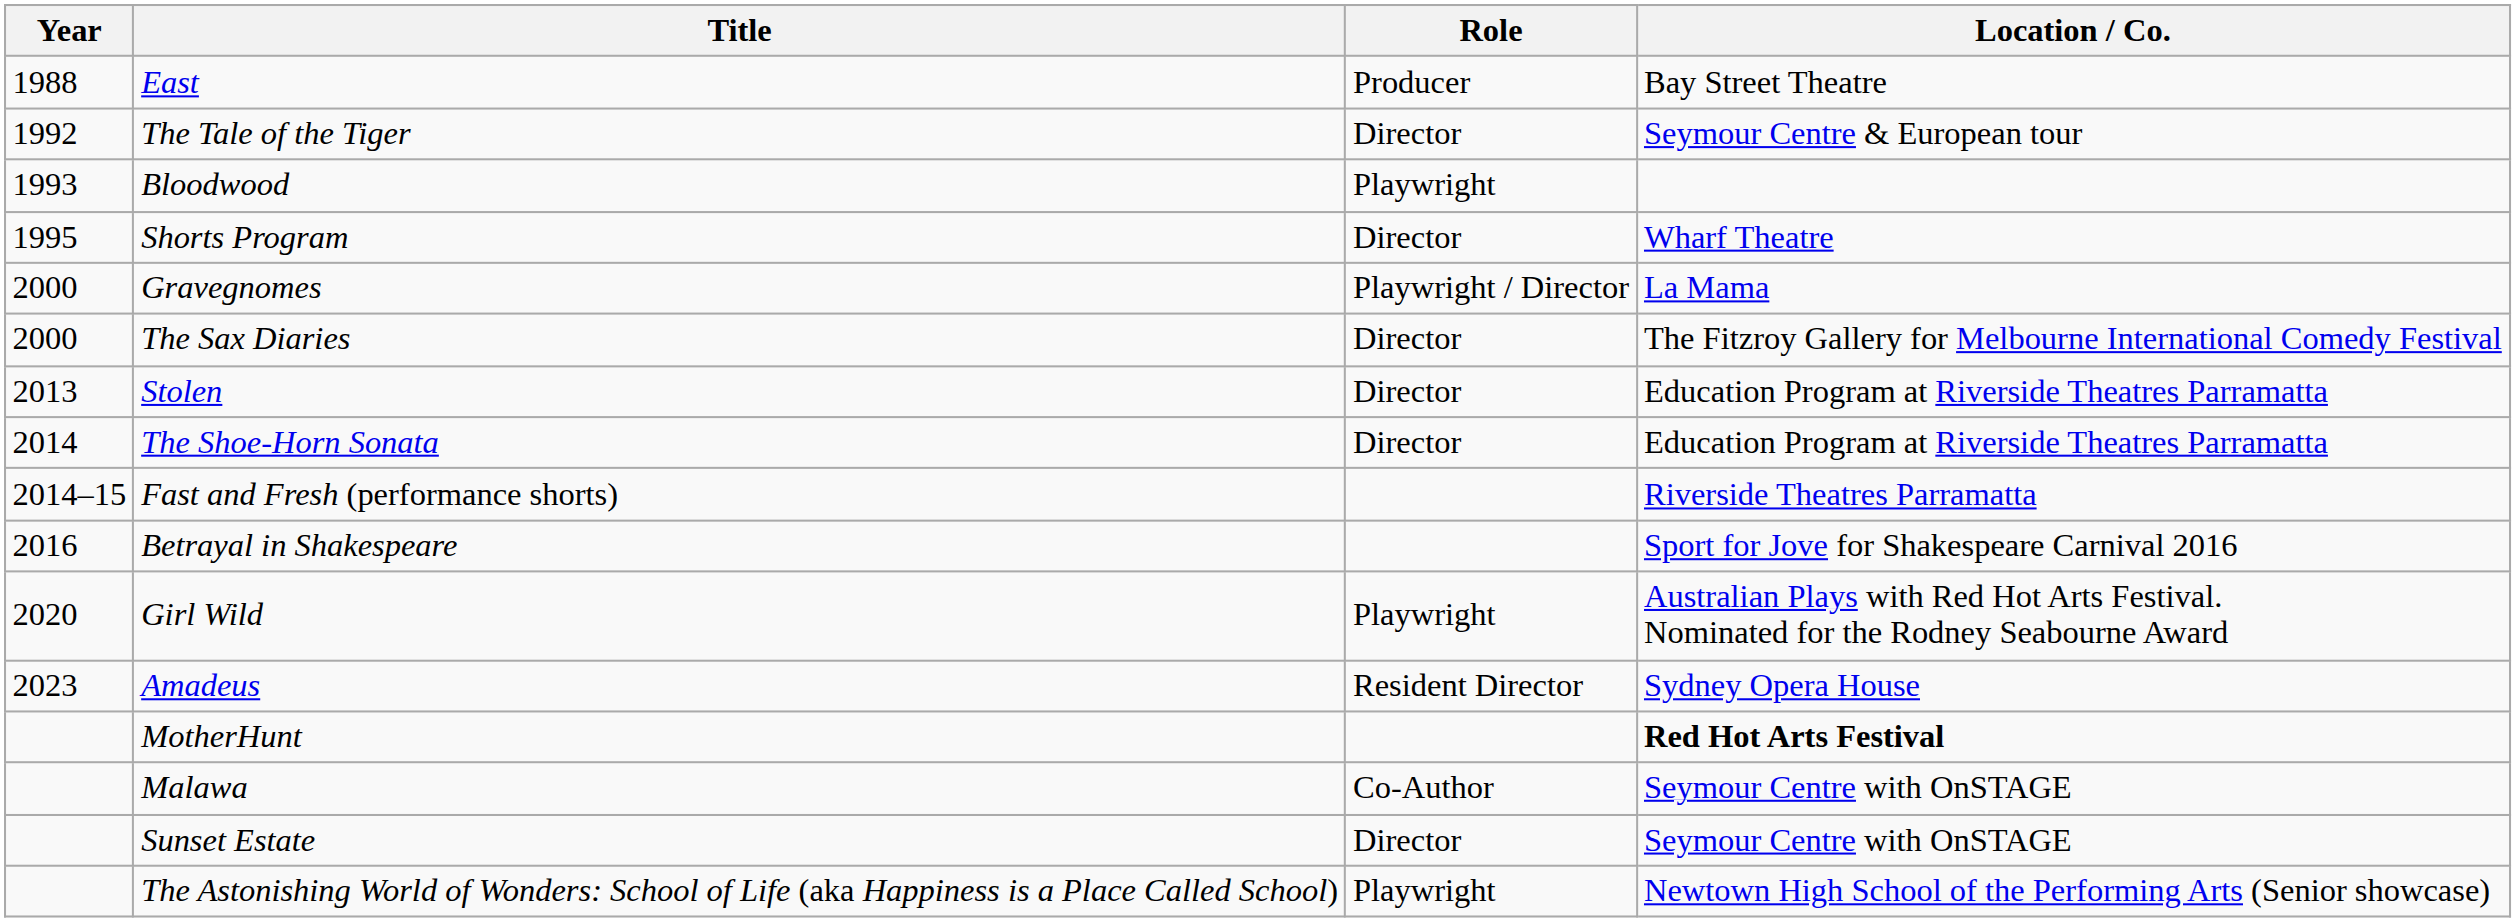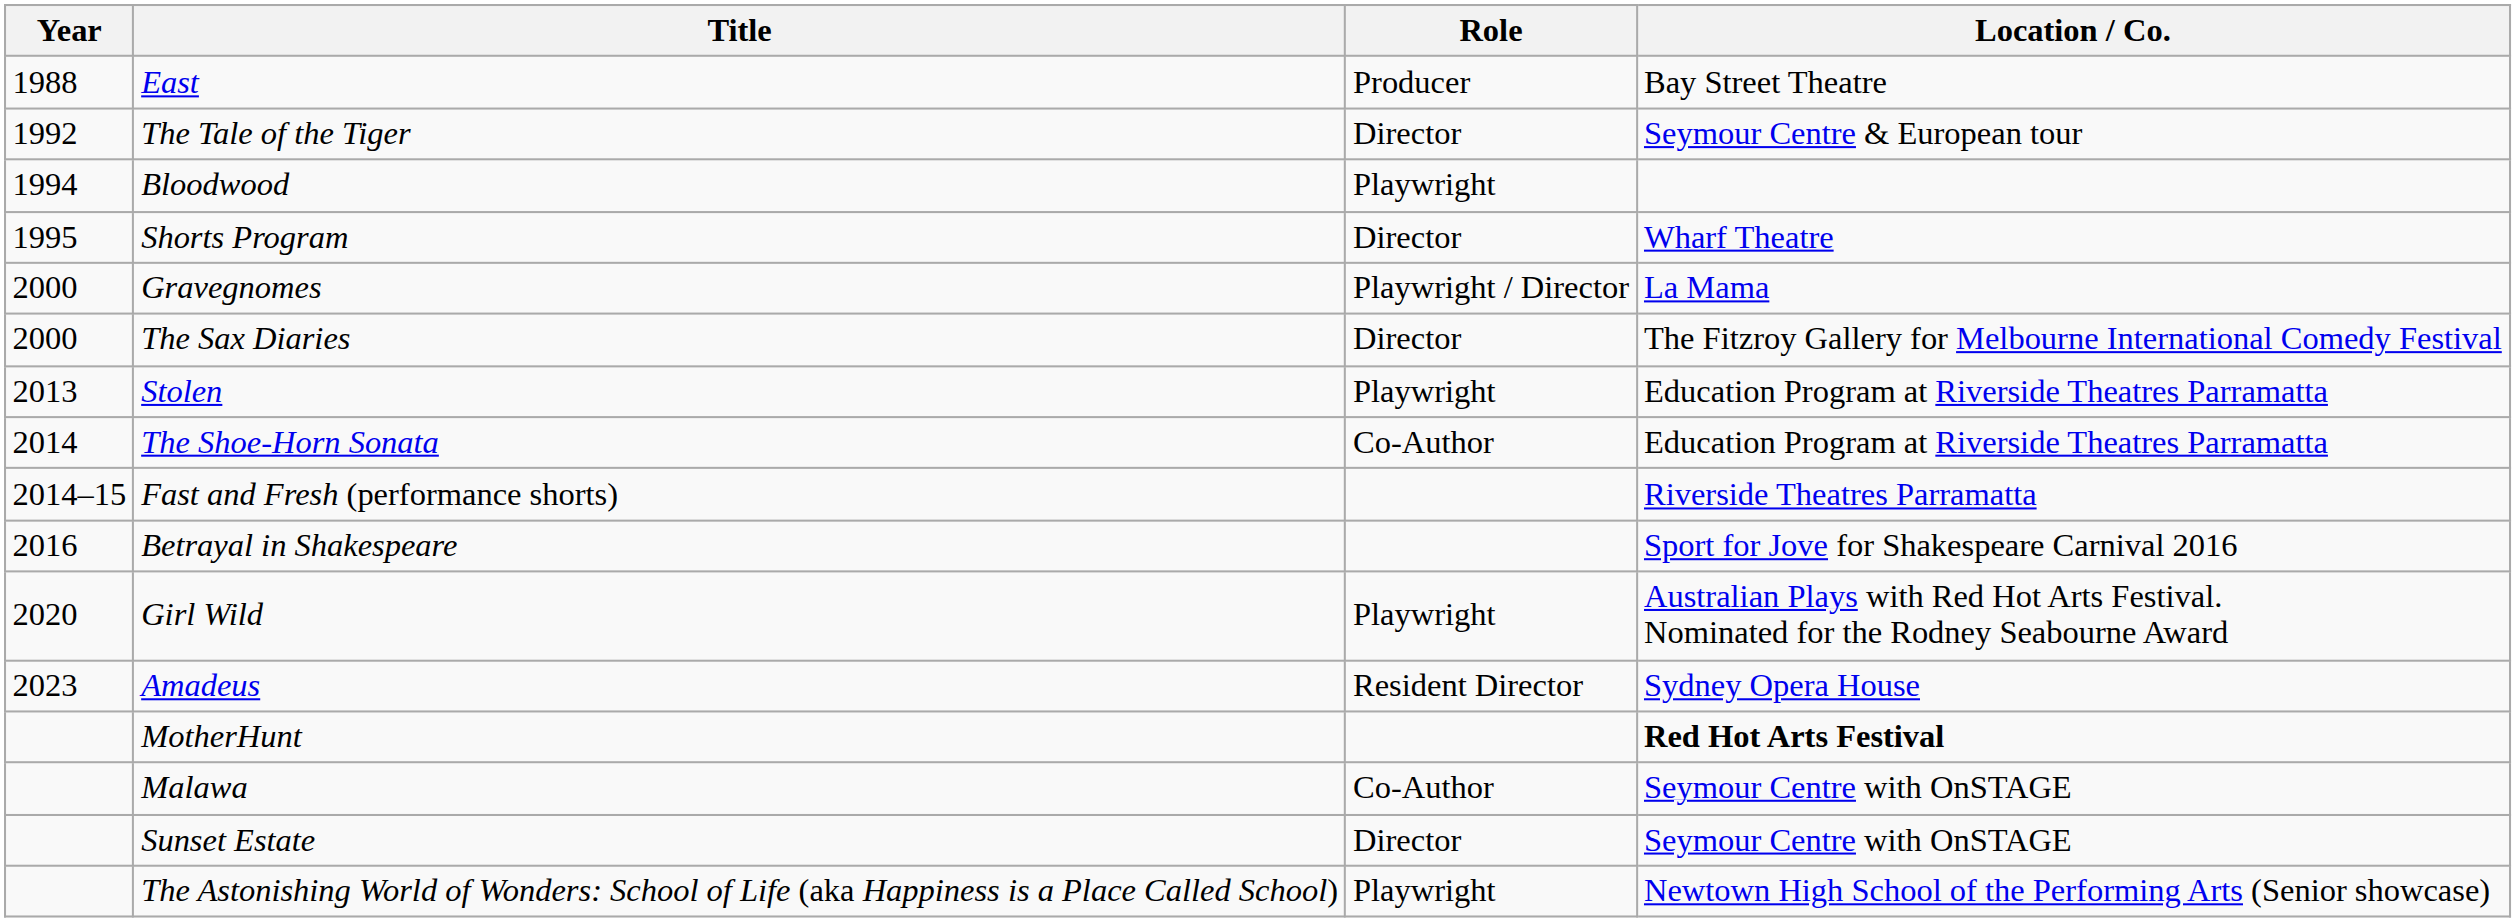(45, 184) 1993 -> (45, 184) 1994
(1407, 390) Director -> (1424, 390) Playwright
(1407, 442) Director -> (1423, 442) Co-Author
